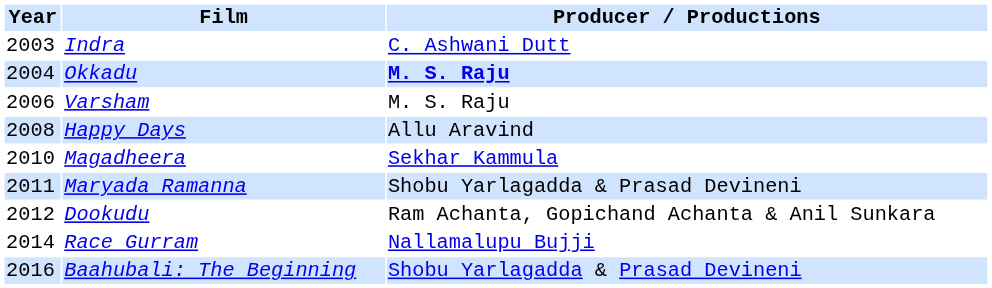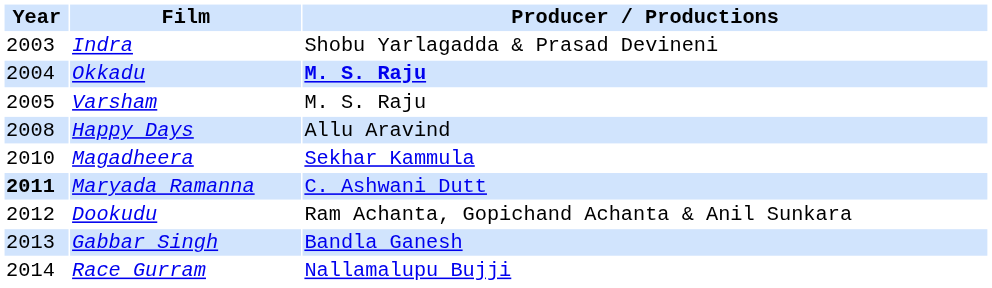(479, 46) C. Ashwani Dutt -> (511, 46) Shobu Yarlagadda & Prasad Devineni
(30, 102) 2006 -> (30, 102) 2005
(30, 186) normal -> (30, 186) bold
(595, 186) Shobu Yarlagadda & Prasad Devineni -> (396, 186) C. Ashwani Dutt
+ row: (145, 242)
- row: (210, 271)
